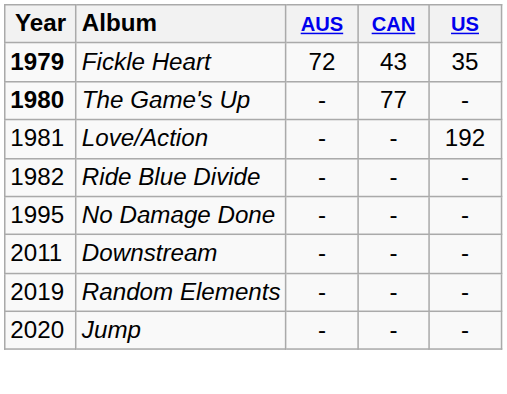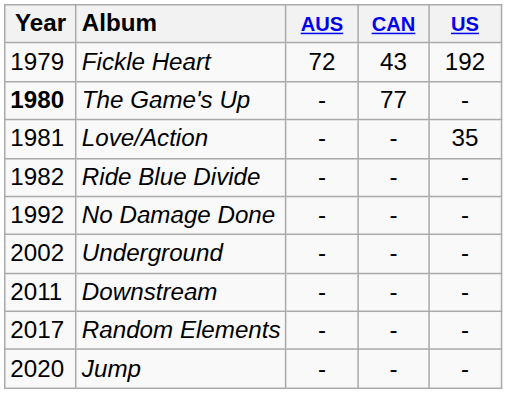(37, 61) bold -> (37, 61) normal
(465, 61) 35 -> (465, 61) 192
(465, 138) 192 -> (465, 138) 35
(37, 215) 1995 -> (37, 215) 1992
+ row: (152, 253)
(37, 291) 2019 -> (37, 330) 2017
